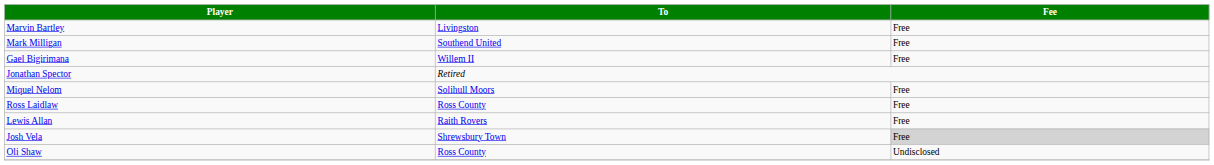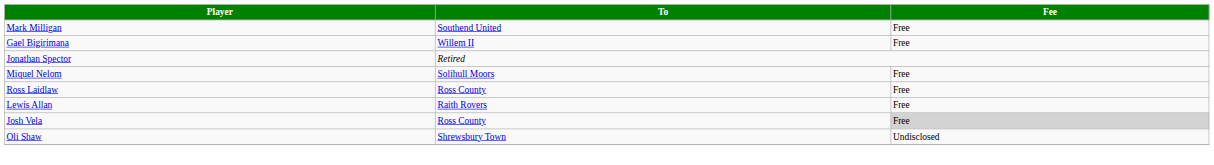- row: (35, 27)
(472, 136) Shrewsbury Town -> (462, 121) Ross County
(462, 152) Ross County -> (472, 136) Shrewsbury Town
